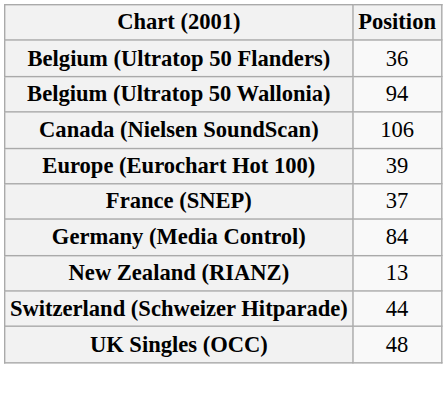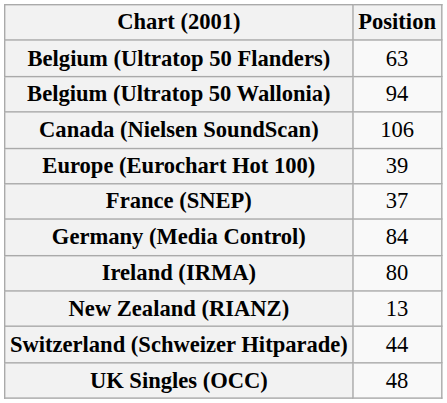(397, 58) 36 -> (397, 58) 63
+ row: (179, 272)
